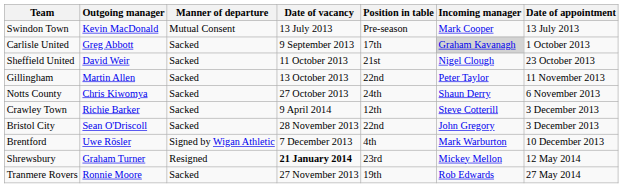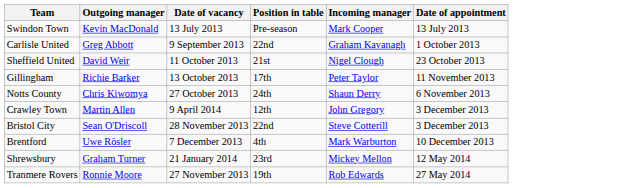- column: (222, 12)
(372, 45) 17th -> (263, 45) 22nd
(477, 45) lightgrey background -> (367, 45) no background
(109, 77) Martin Allen -> (111, 77) Richie Barker
(374, 77) 22nd -> (262, 77) 17th
(111, 110) Richie Barker -> (109, 110) Martin Allen
(468, 110) Steve Cotterill -> (356, 110) John Gregory
(467, 126) John Gregory -> (358, 126) Steve Cotterill
(316, 158) bold -> (203, 158) normal
